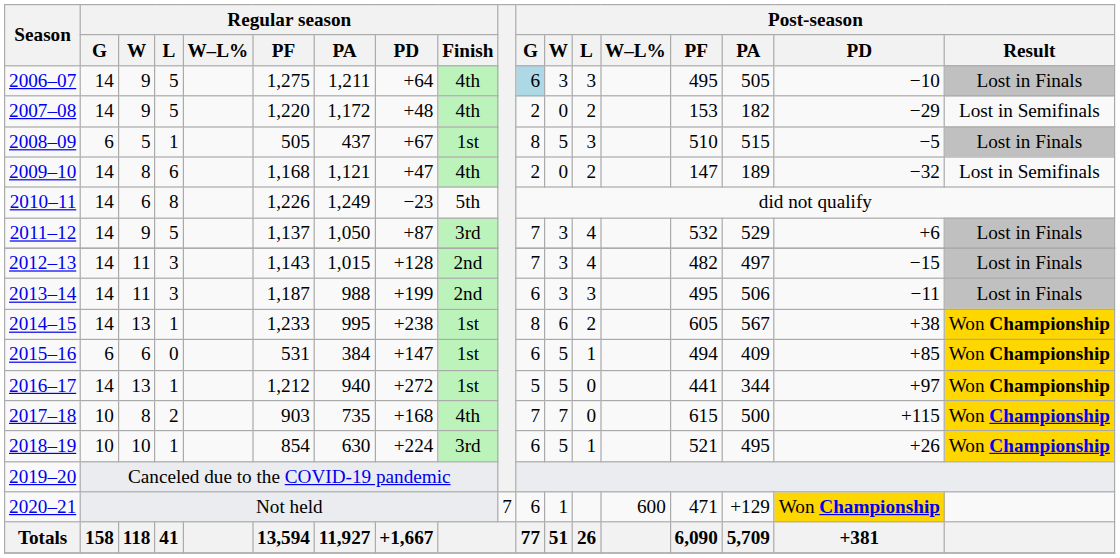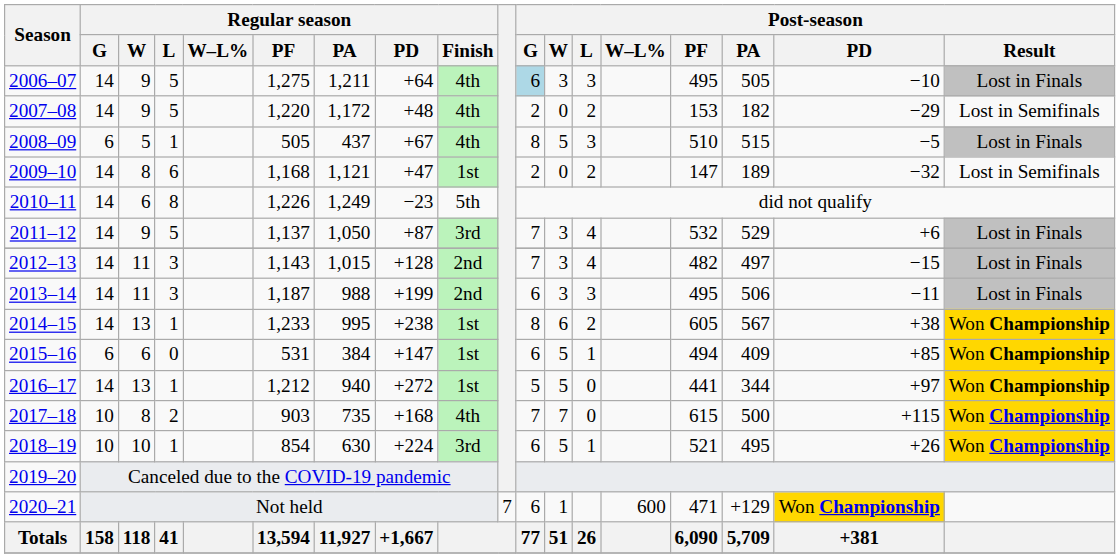(468, 141) 1st -> (468, 141) 4th
(468, 171) 4th -> (468, 171) 1st
